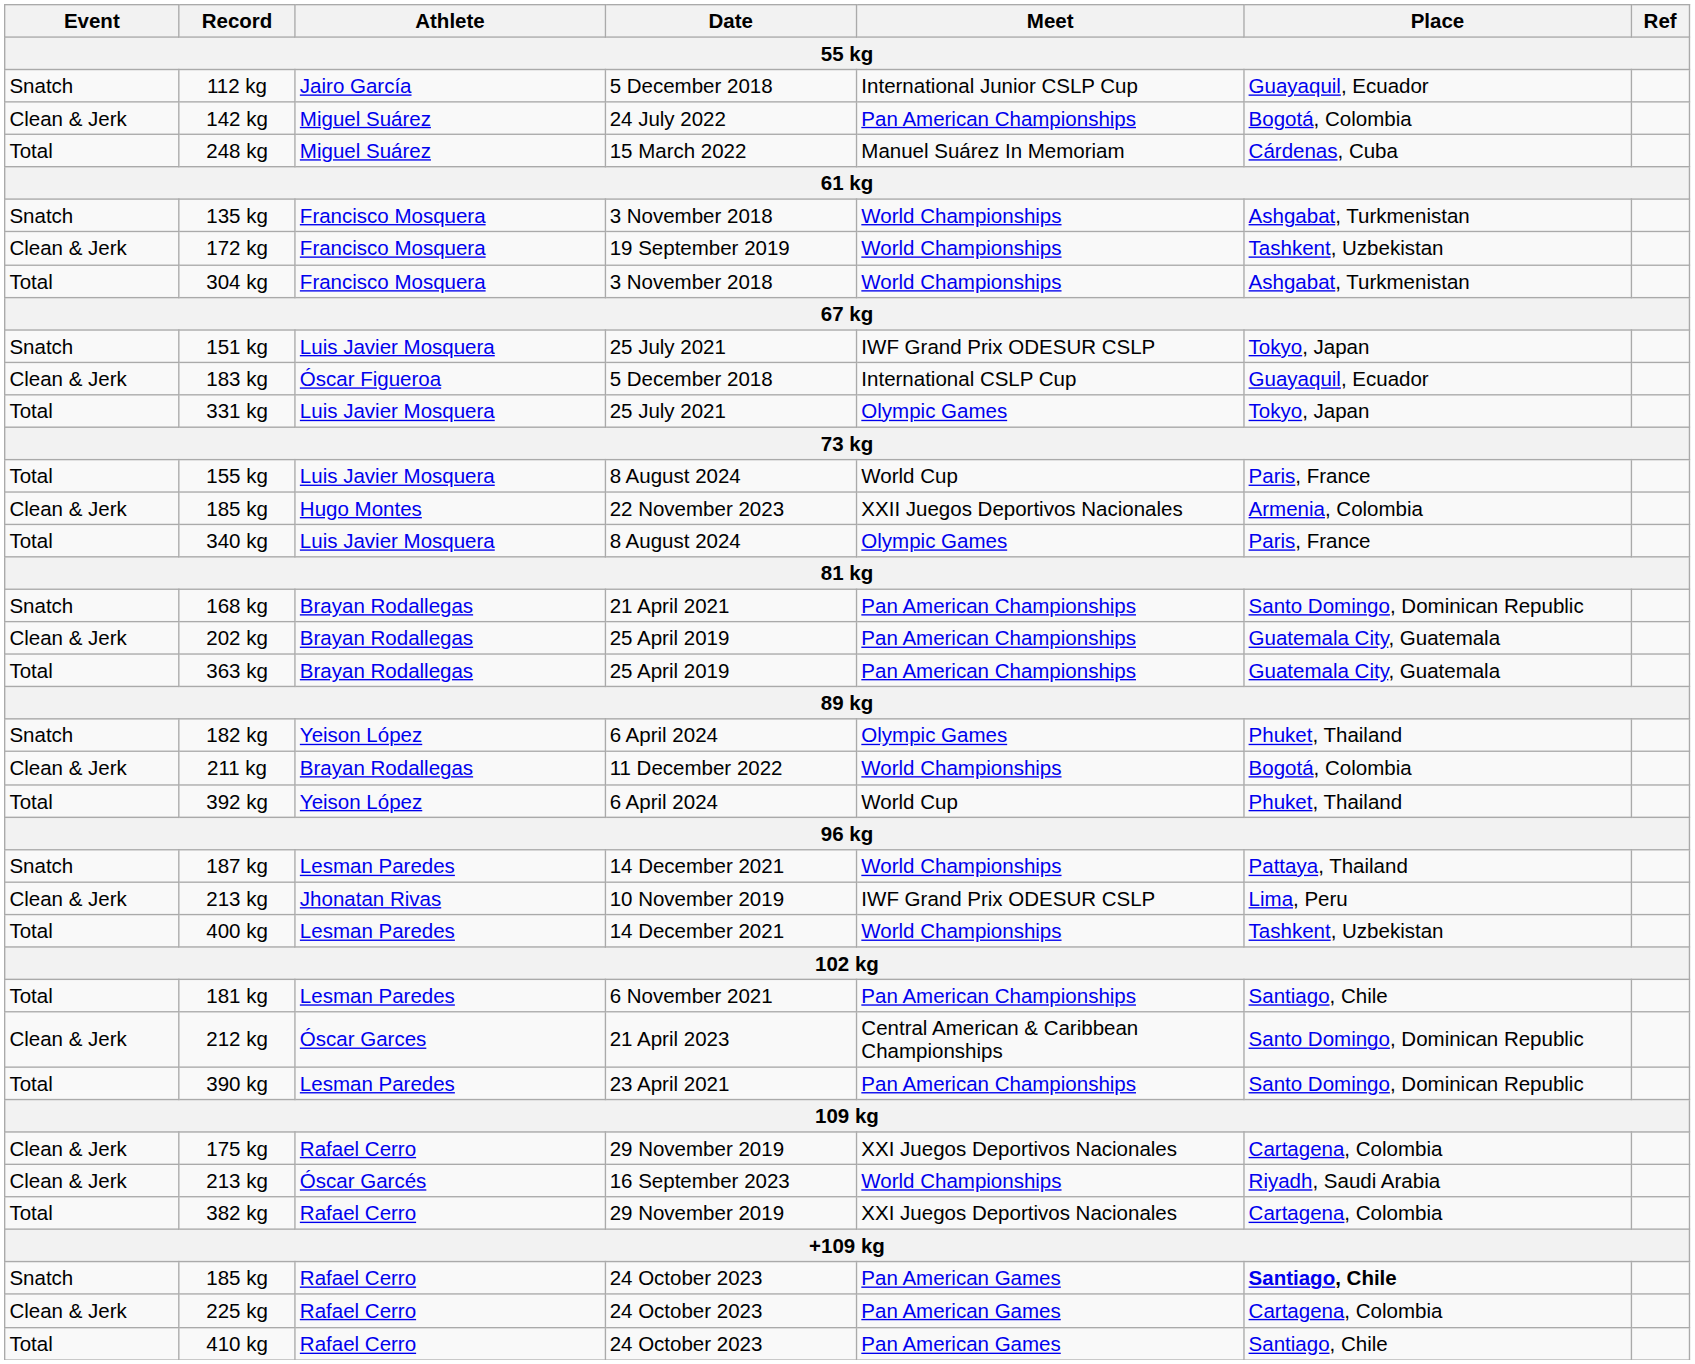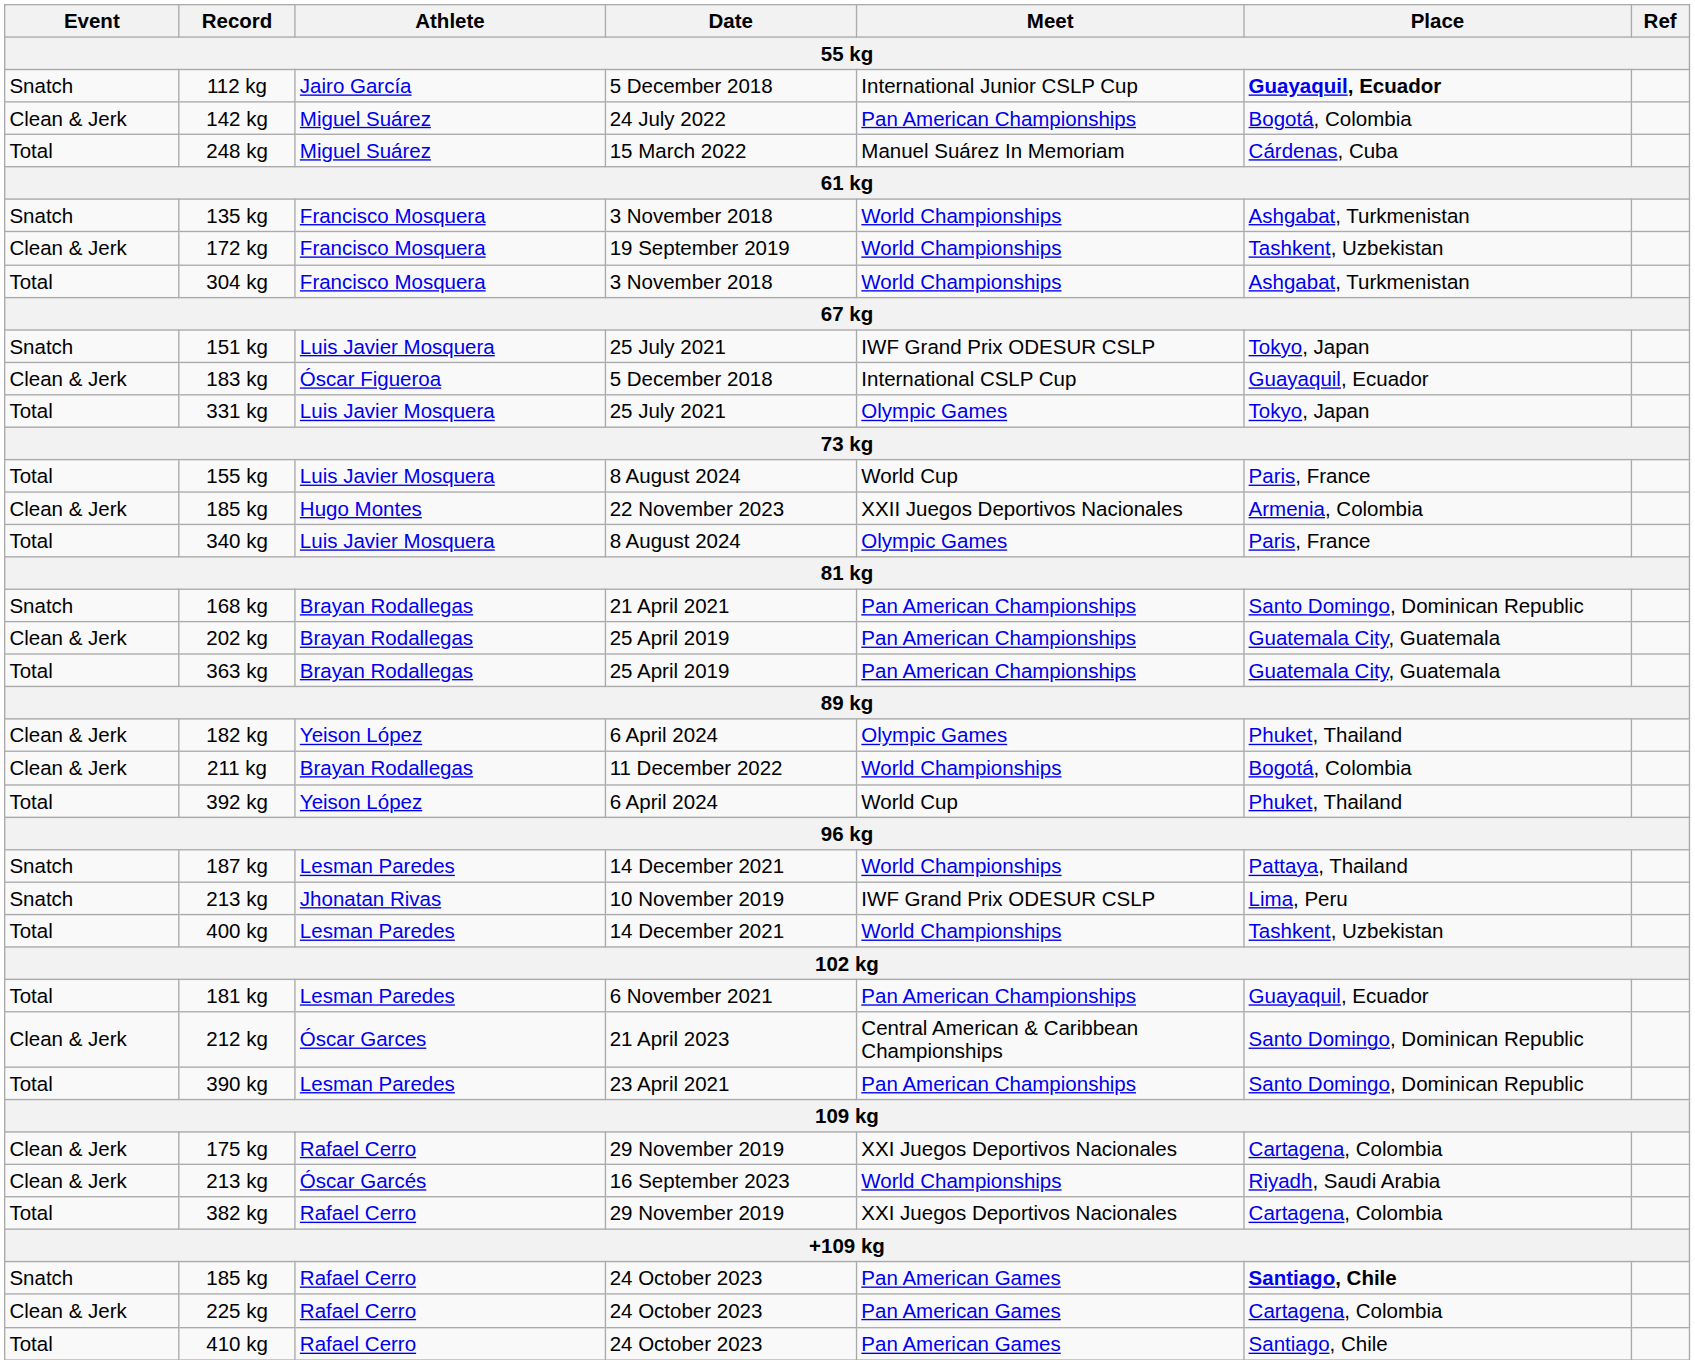(1339, 86) normal -> (1345, 86) bold
(41, 736) Snatch -> (68, 736) Clean & Jerk
(68, 898) Clean & Jerk -> (41, 898) Snatch
(1318, 996) Santiago, Chile -> (1339, 996) Guayaquil, Ecuador
